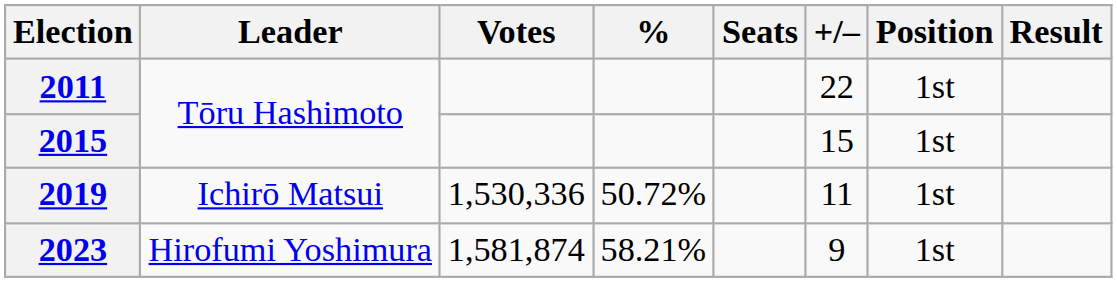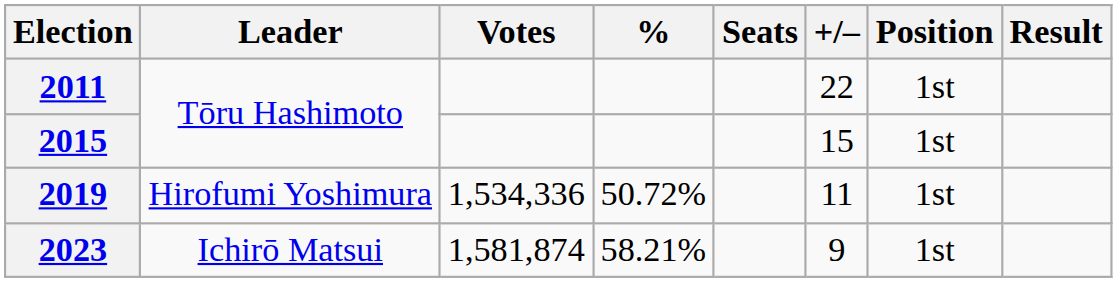(290, 194) Ichirō Matsui -> (290, 194) Hirofumi Yoshimura
(516, 194) 1,530,336 -> (516, 194) 1,534,336
(290, 248) Hirofumi Yoshimura -> (290, 248) Ichirō Matsui
